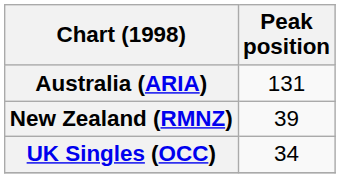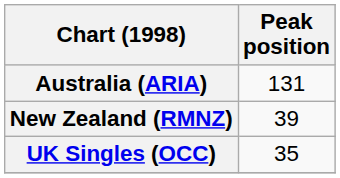(287, 154) 34 -> (287, 154) 35
